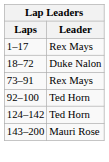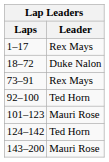+ row: (26, 115)
